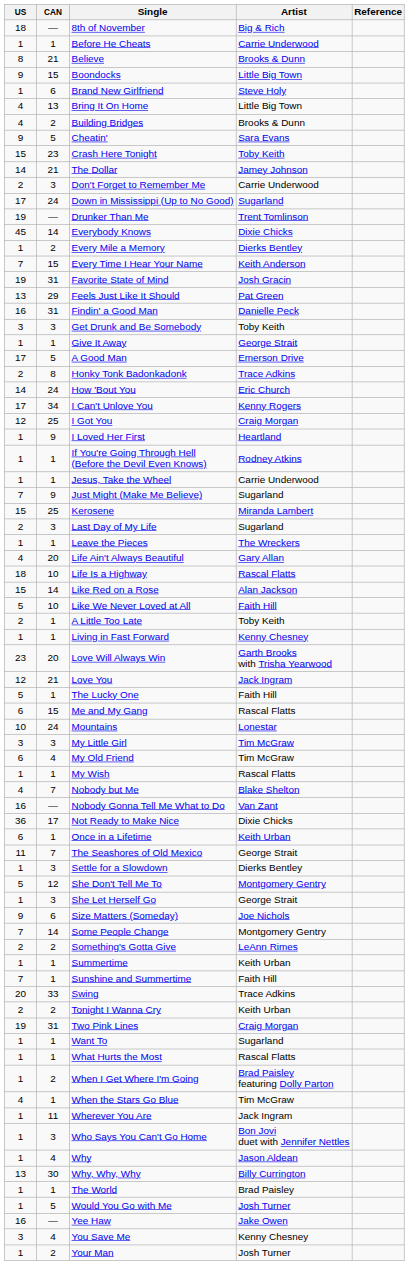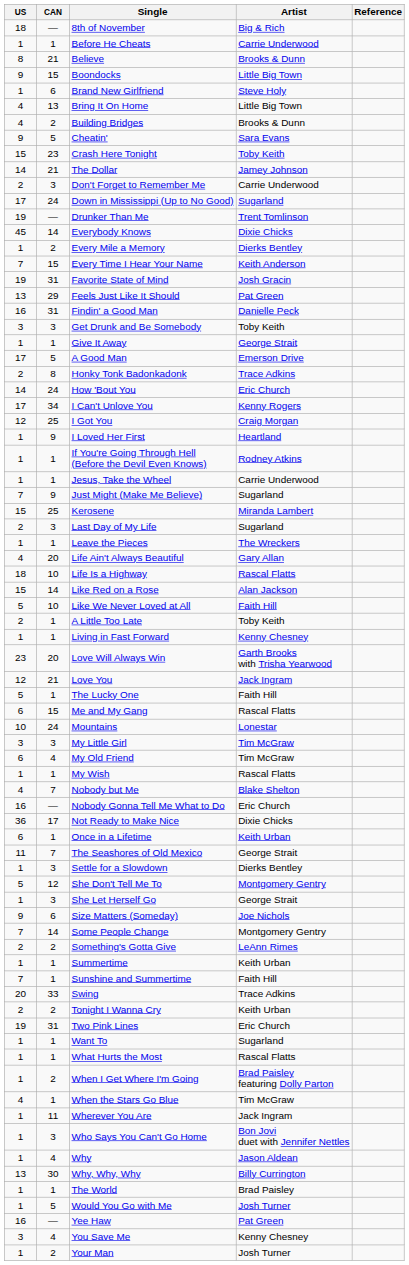(258, 805) Van Zant -> (264, 805) Eric Church
(268, 1025) Craig Morgan -> (264, 1025) Eric Church
(263, 1221) Jake Owen -> (261, 1221) Pat Green
